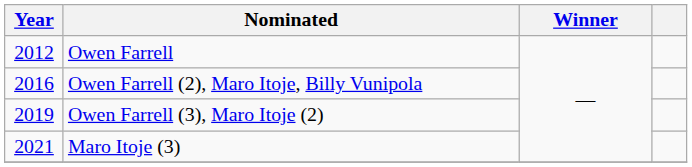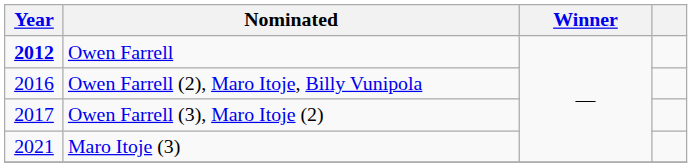(34, 51) normal -> (34, 51) bold
(34, 114) 2019 -> (34, 114) 2017
